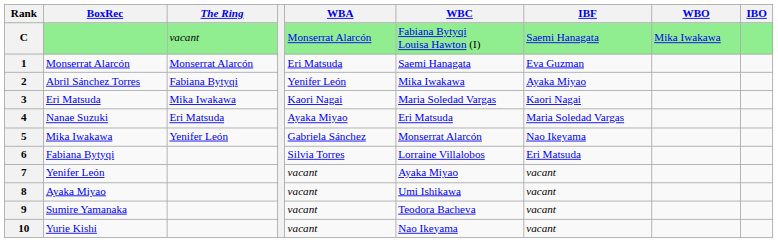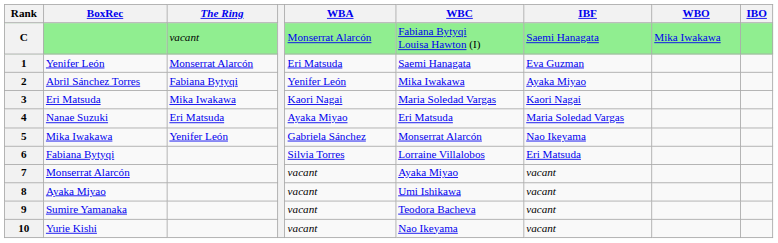(88, 63) Monserrat Alarcón -> (75, 63) Yenifer León
(75, 173) Yenifer León -> (88, 173) Monserrat Alarcón
